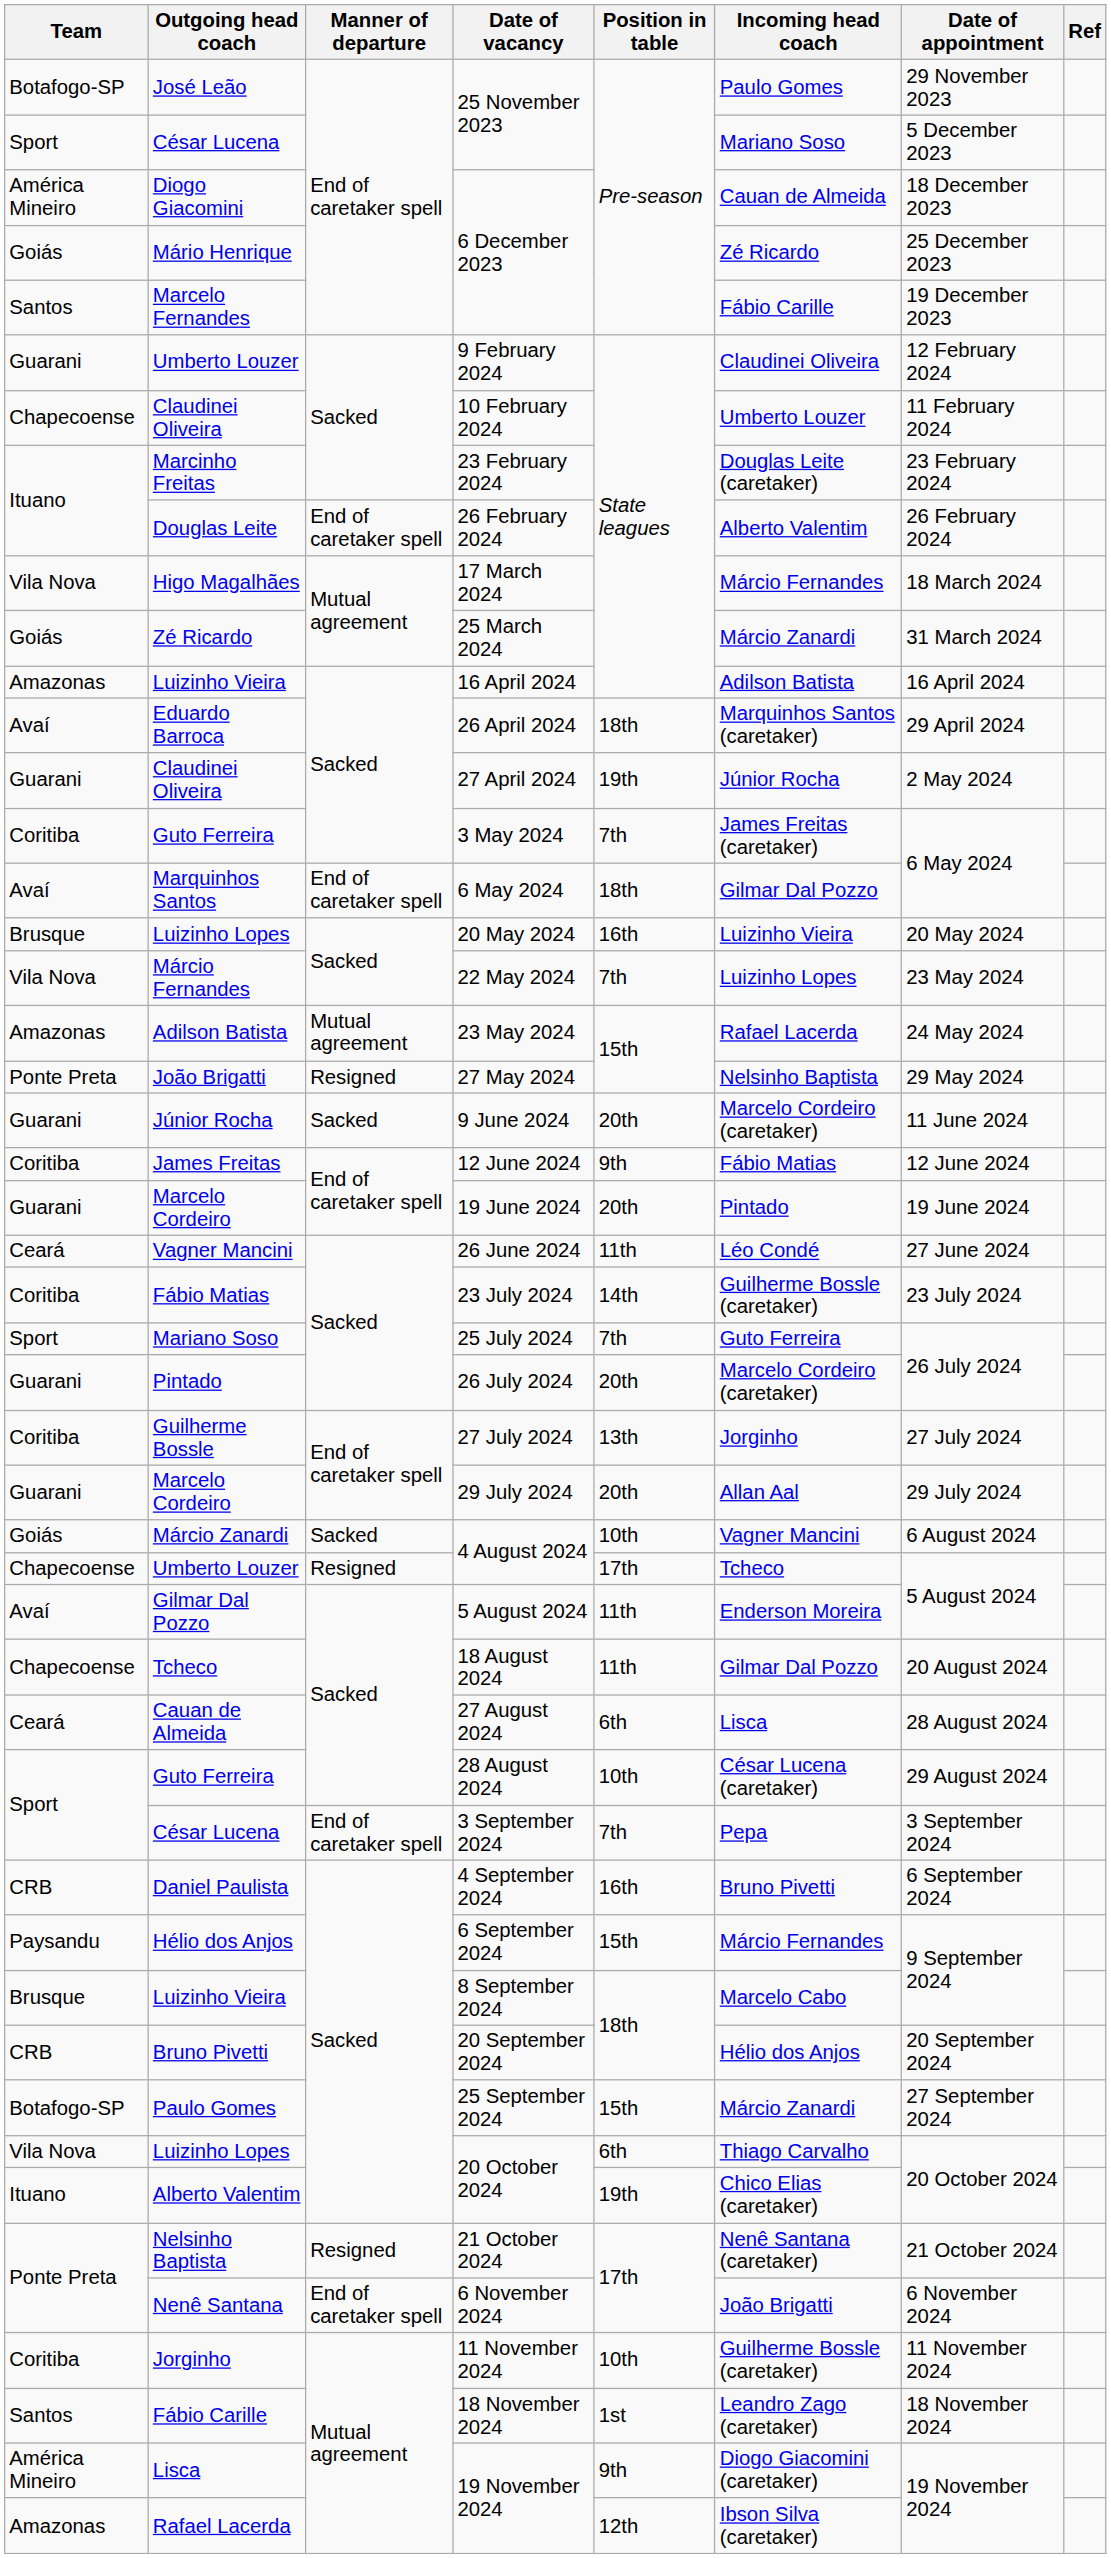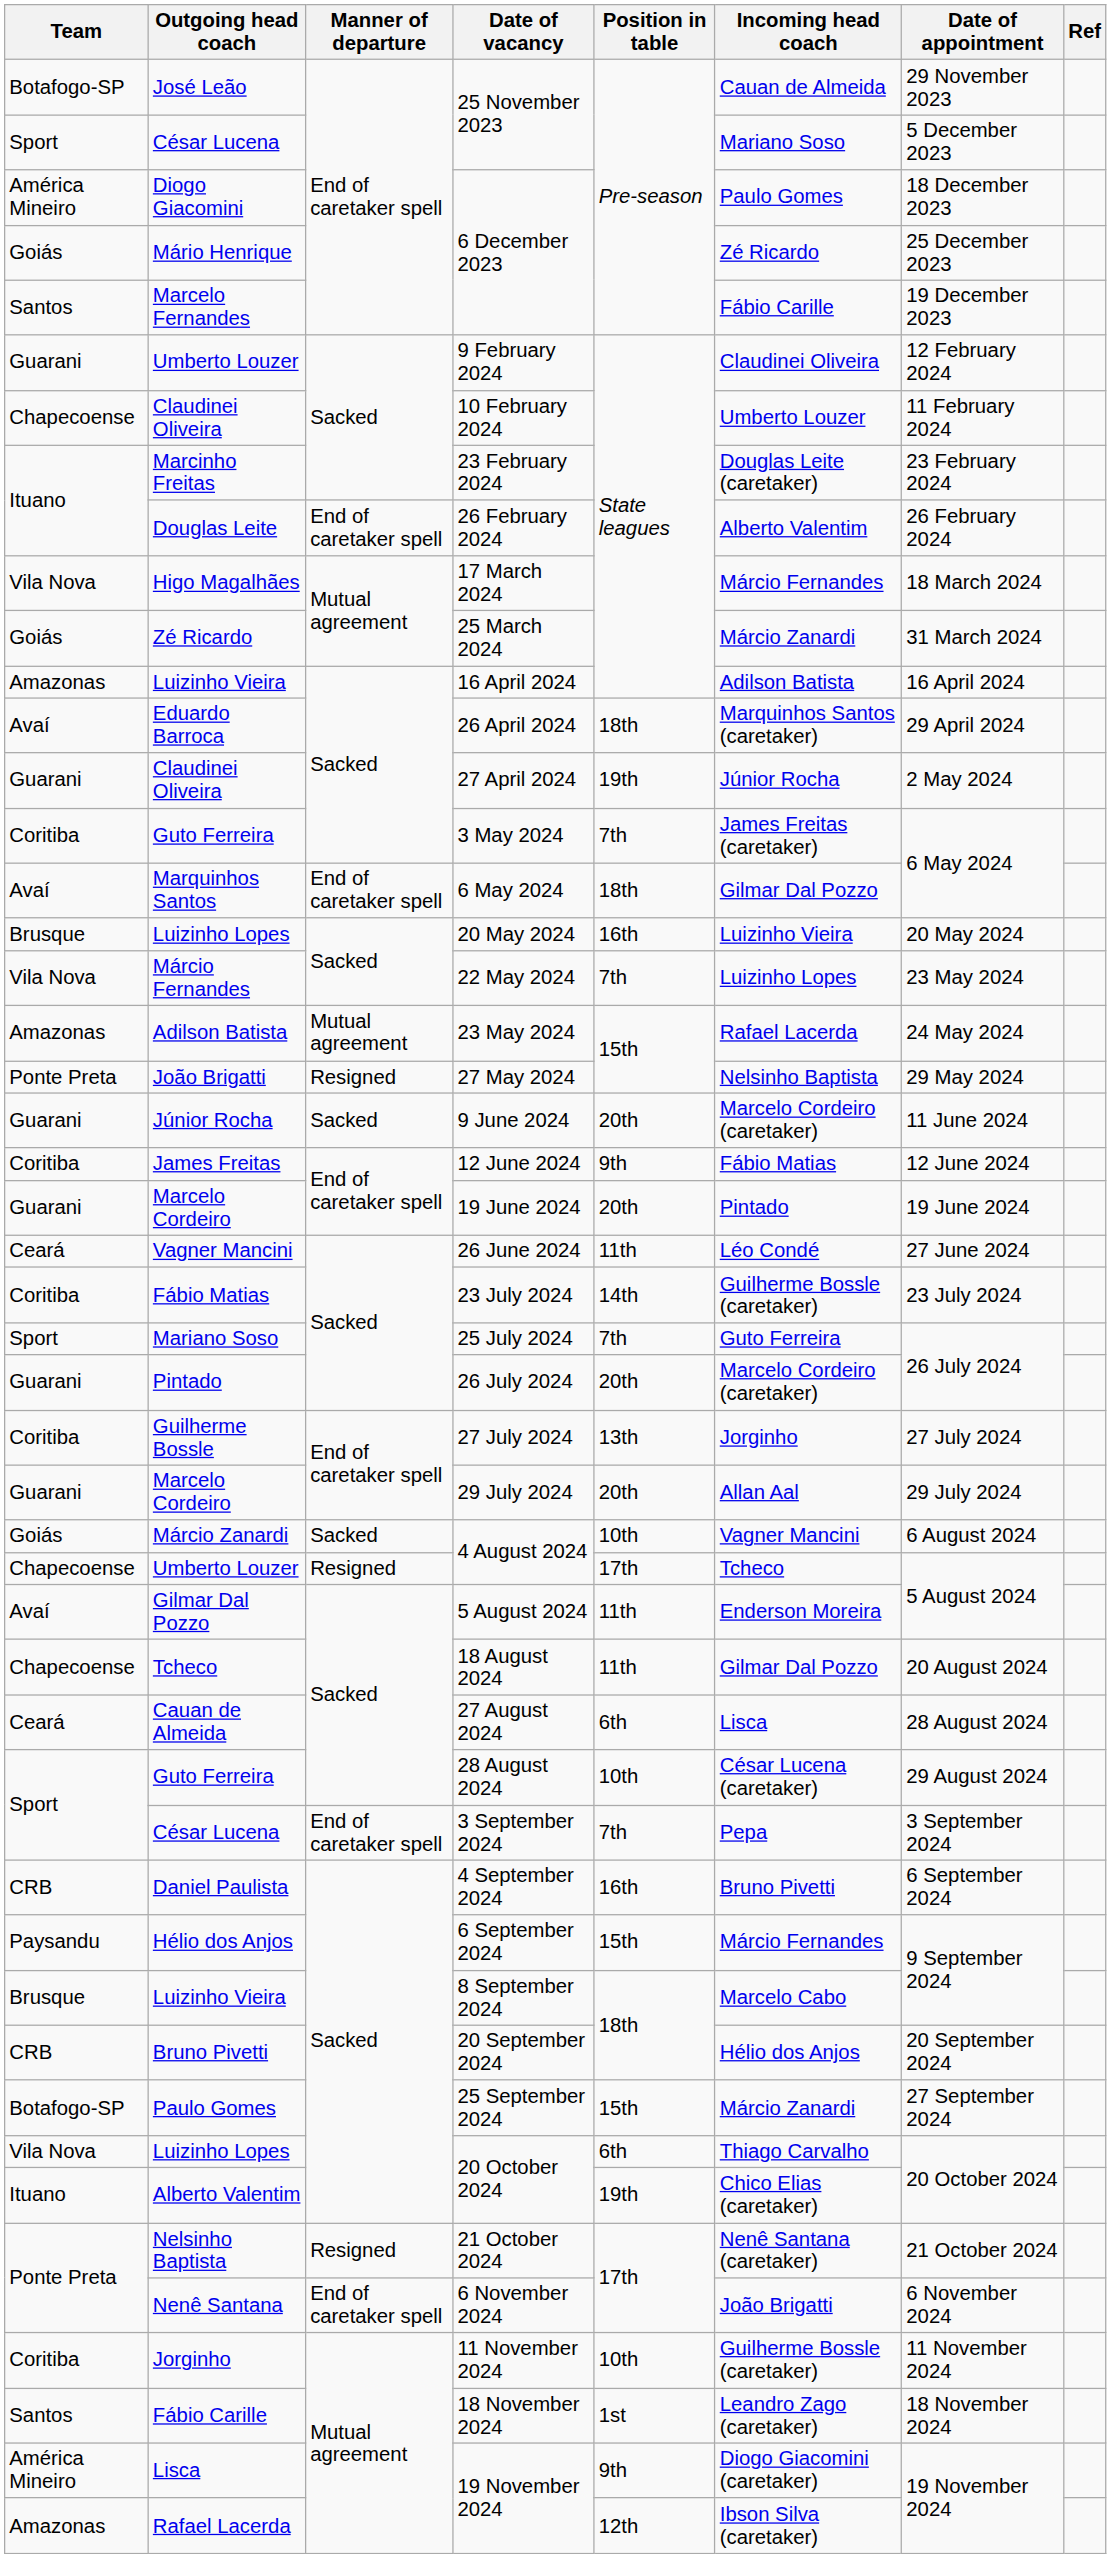(781, 87) Paulo Gomes -> (803, 87) Cauan de Almeida
(803, 197) Cauan de Almeida -> (781, 197) Paulo Gomes
